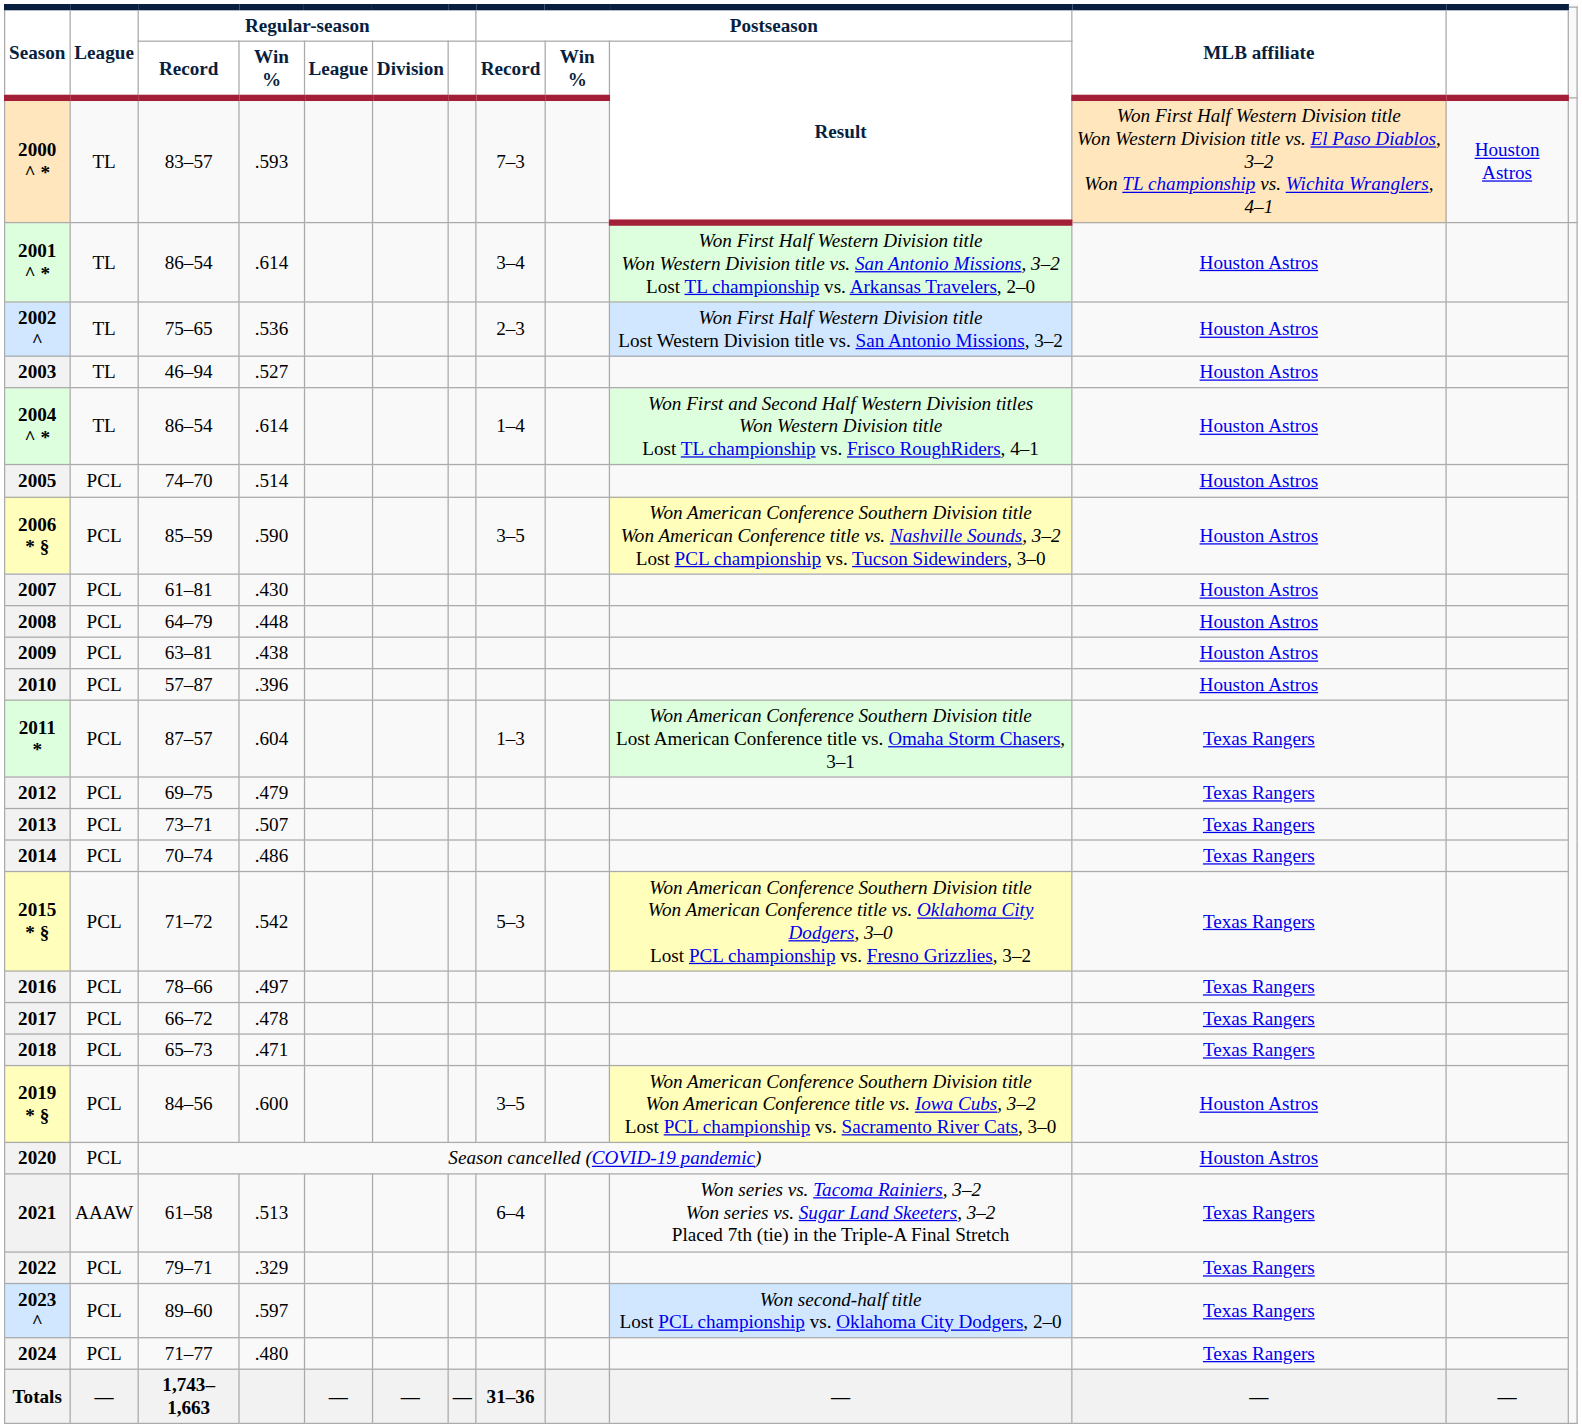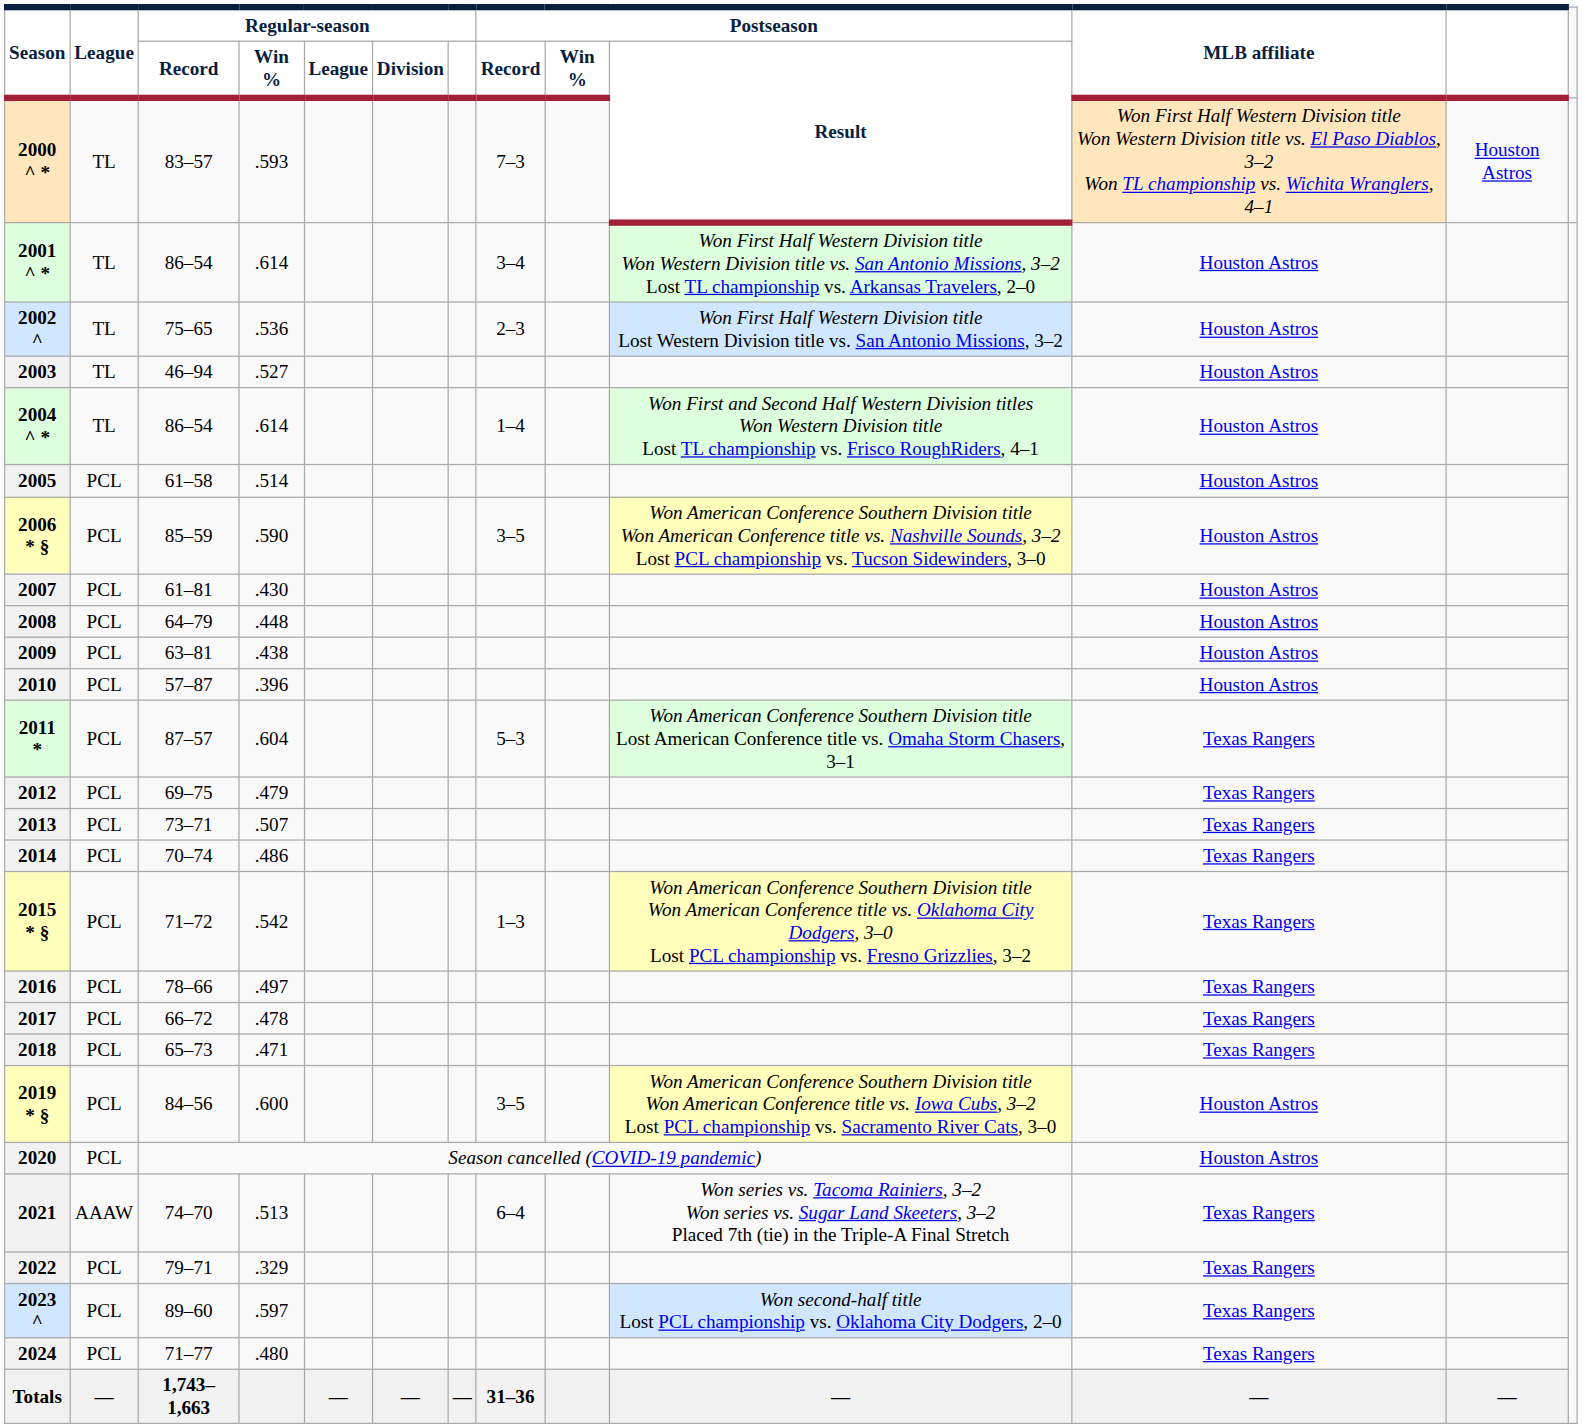(189, 480) 74–70 -> (189, 480) 61–58
(511, 738) 1–3 -> (511, 738) 5–3
(511, 921) 5–3 -> (511, 921) 1–3
(189, 1212) 61–58 -> (189, 1212) 74–70
